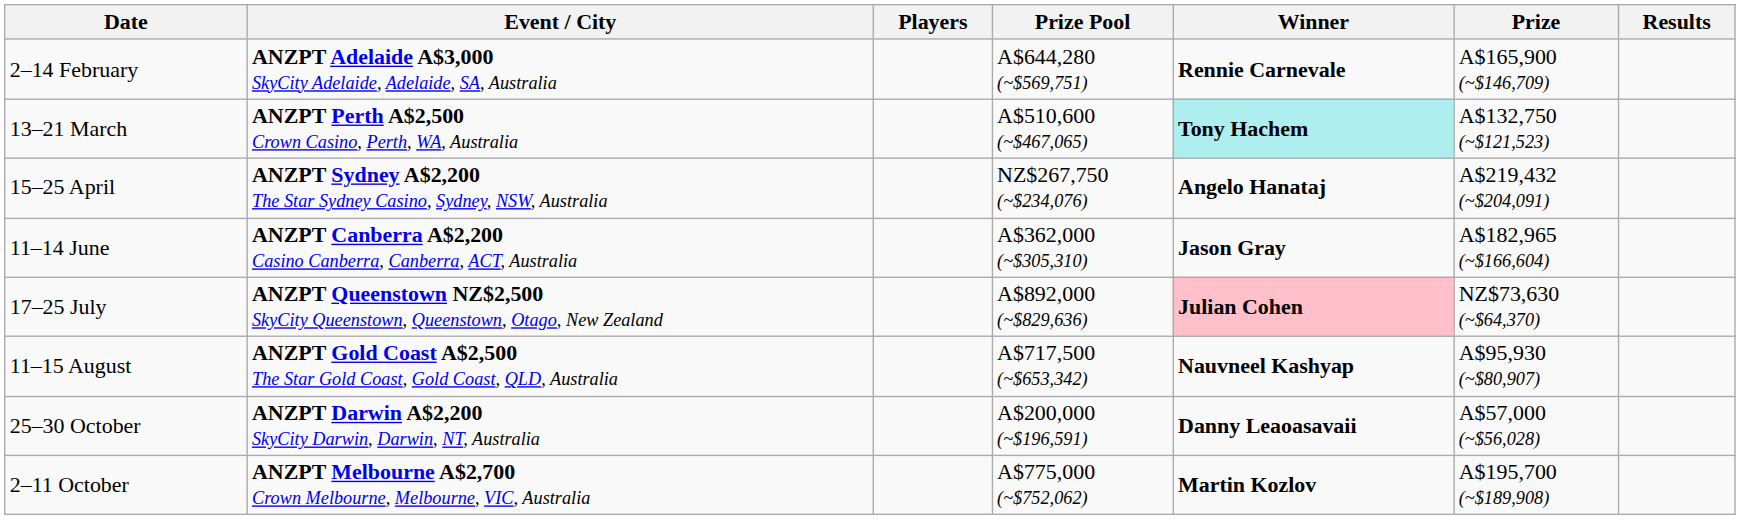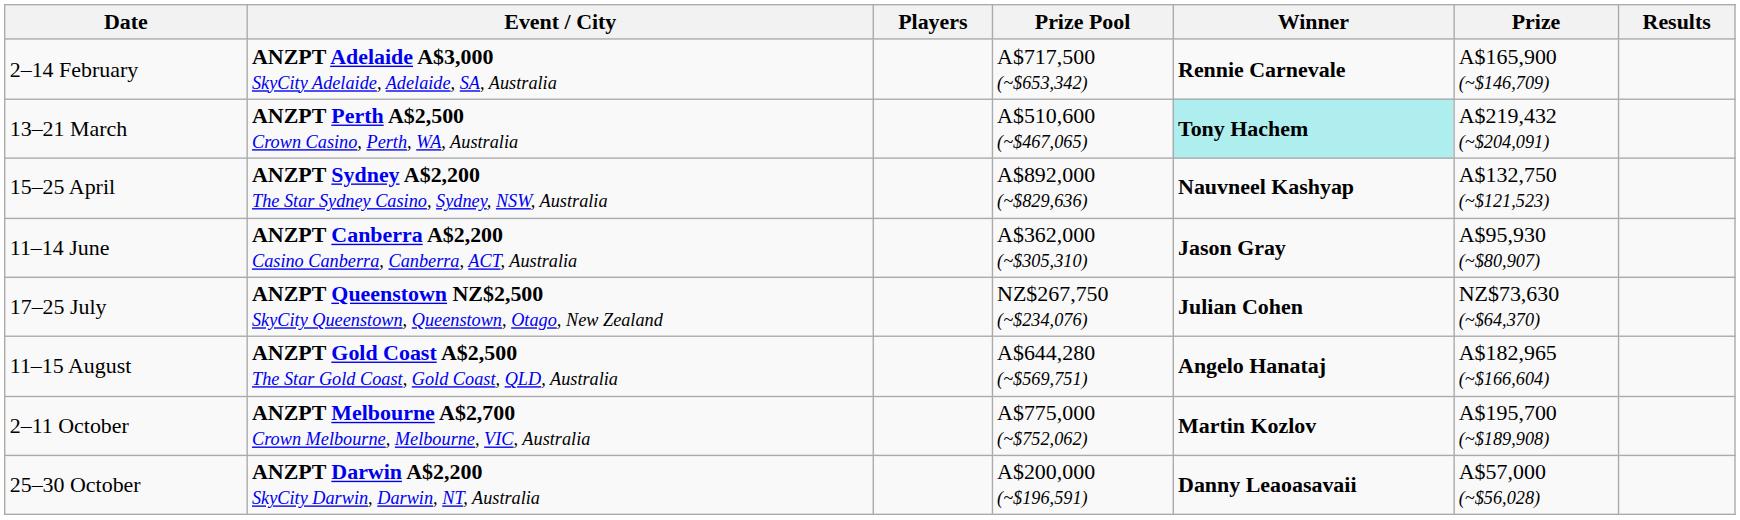(1046, 68) A$644,280 (~$569,751) -> (1046, 68) A$717,500 (~$653,342)
(1508, 128) A$132,750 (~$121,523) -> (1508, 128) A$219,432 (~$204,091)
(1053, 187) NZ$267,750 (~$234,076) -> (1046, 187) A$892,000 (~$829,636)
(1252, 187) Angelo Hanataj -> (1266, 187) Nauvneel Kashyap
(1508, 187) A$219,432 (~$204,091) -> (1508, 187) A$132,750 (~$121,523)
(1508, 247) A$182,965 (~$166,604) -> (1502, 247) A$95,930 (~$80,907)
(1046, 306) A$892,000 (~$829,636) -> (1053, 306) NZ$267,750 (~$234,076)
(1240, 306) pink background -> (1240, 306) no background
(1046, 366) A$717,500 (~$653,342) -> (1046, 366) A$644,280 (~$569,751)
(1266, 366) Nauvneel Kashyap -> (1252, 366) Angelo Hanataj
(1502, 366) A$95,930 (~$80,907) -> (1508, 366) A$182,965 (~$166,604)
rows swapped: (69, 484) <-> (75, 425)
